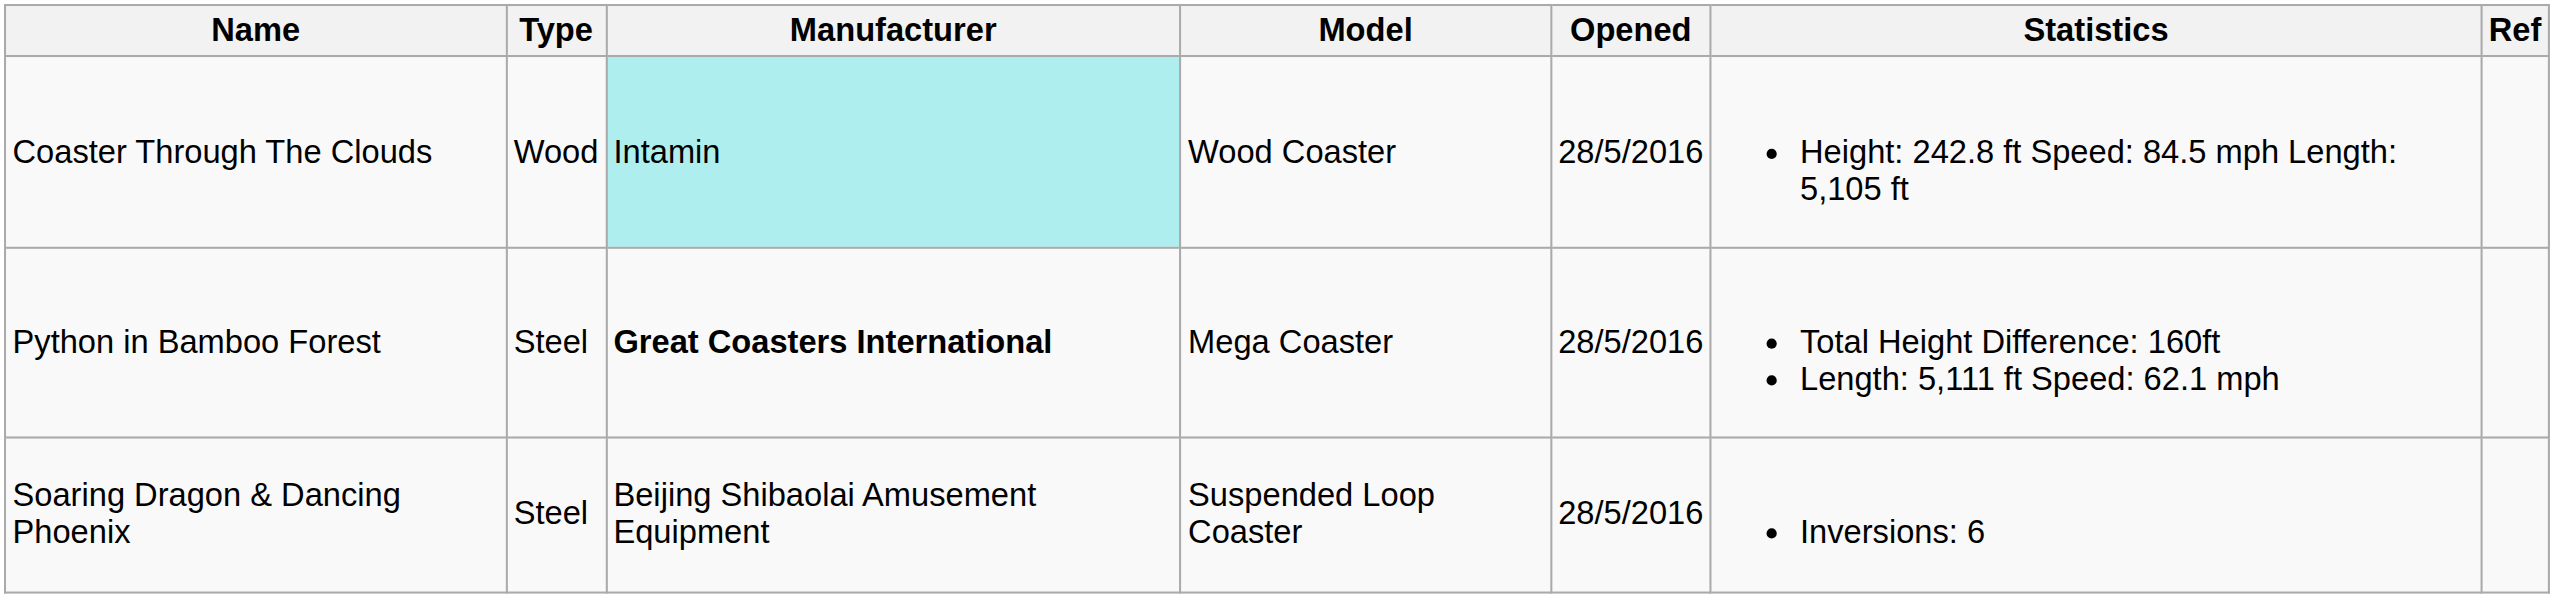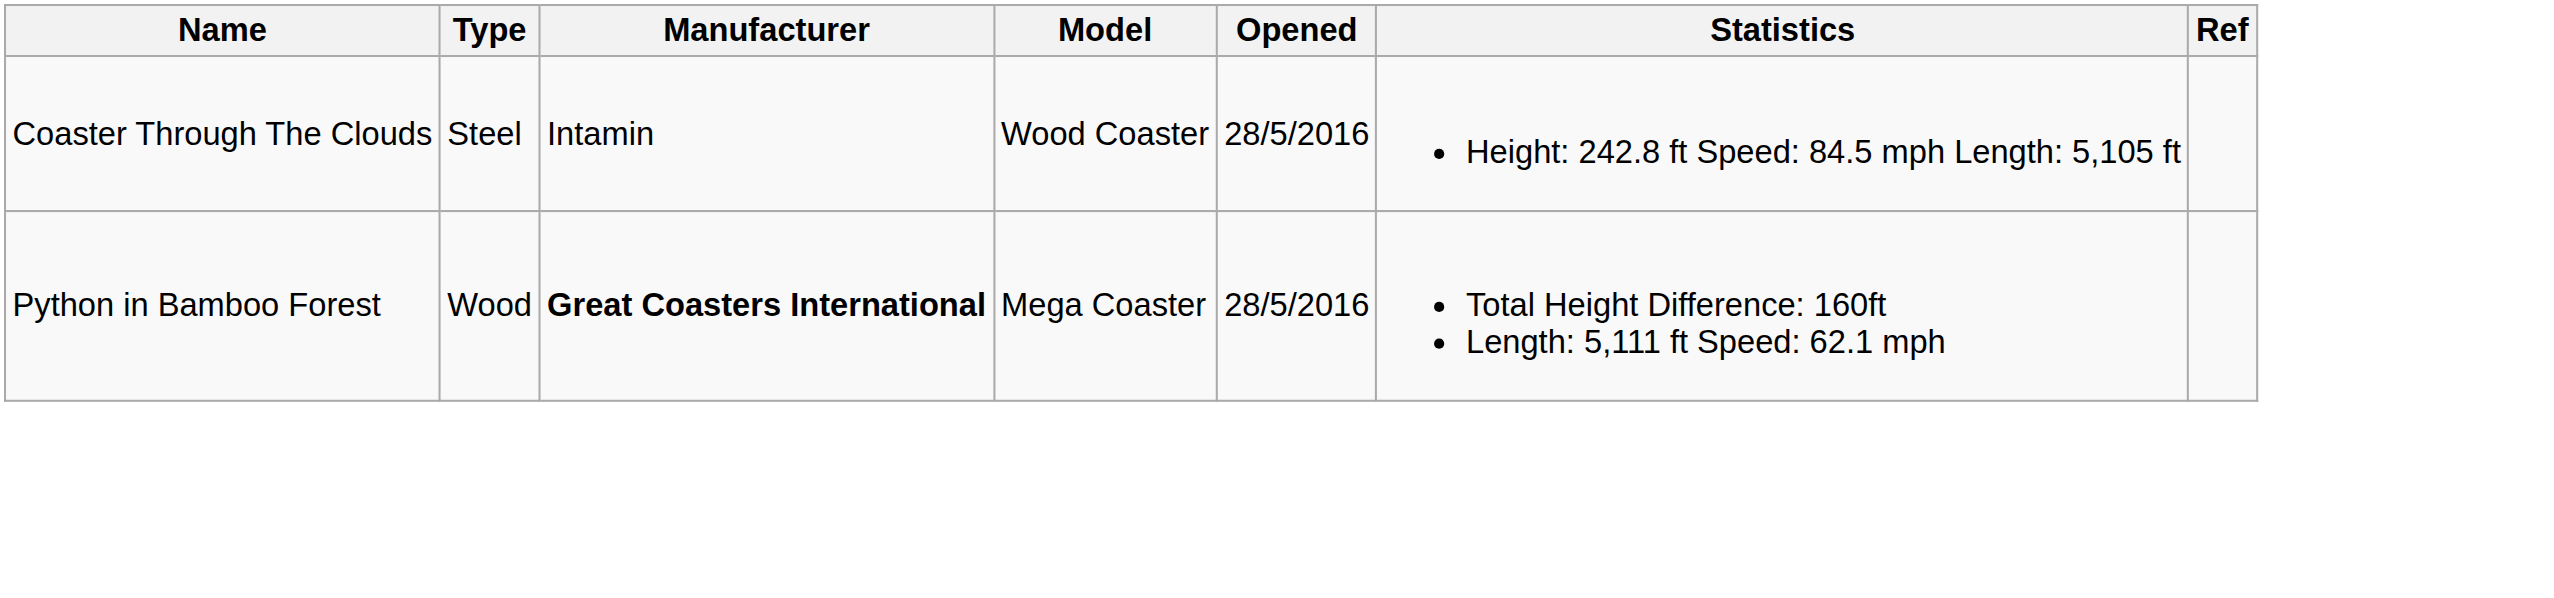(556, 151) Wood -> (485, 133) Steel
(667, 151) paleturquoise background -> (601, 133) no background
(551, 341) Steel -> (490, 305) Wood
- row: (207, 514)
